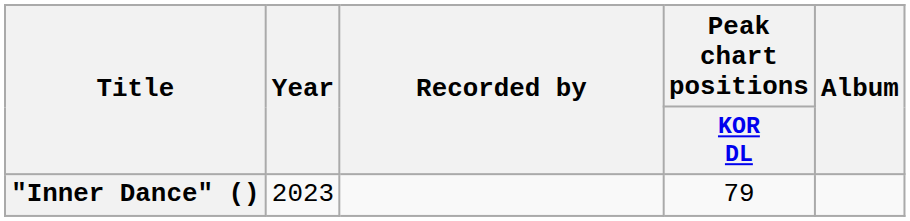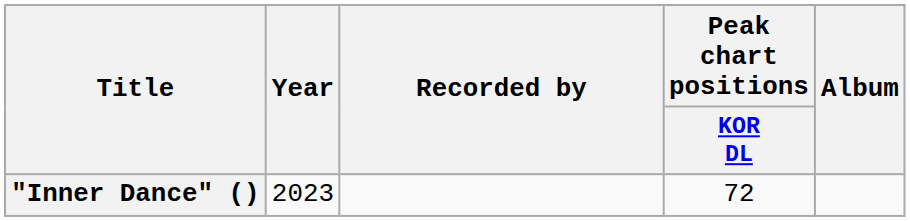(739, 195) 79 -> (739, 195) 72
